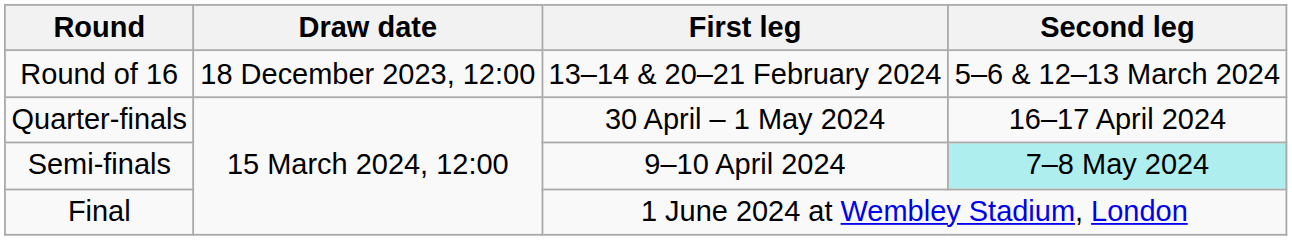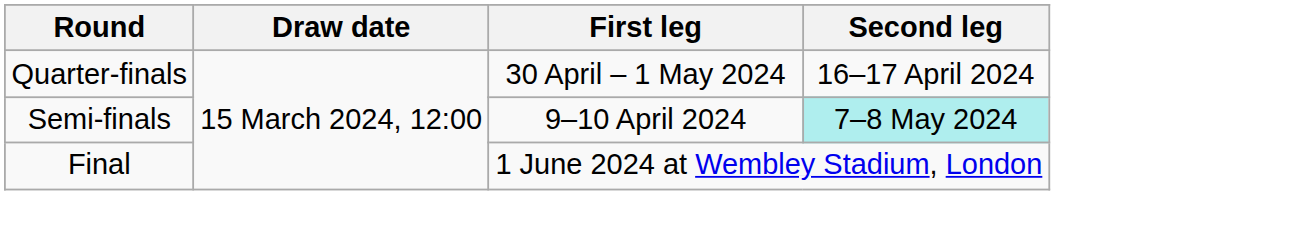- row: (99, 73)
